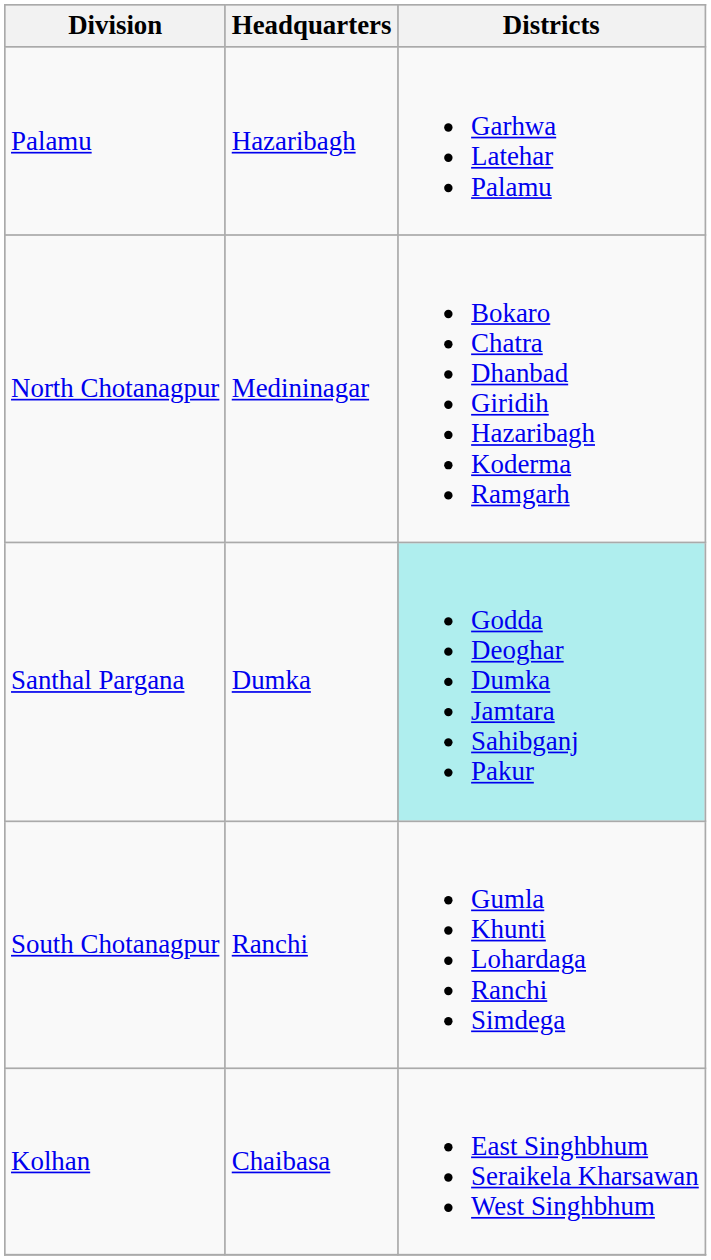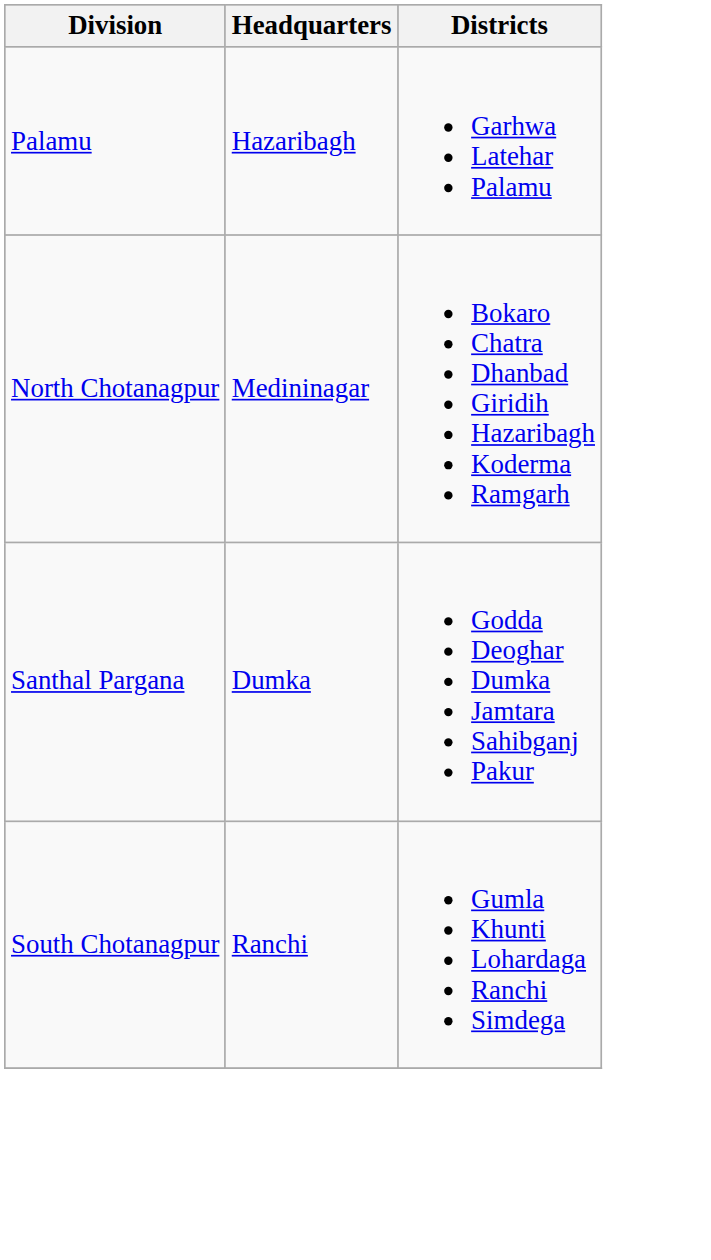(551, 697) paleturquoise background -> (499, 697) no background
- row: (51, 1161)
